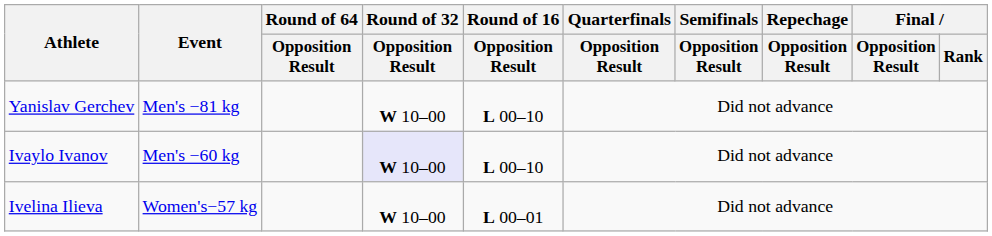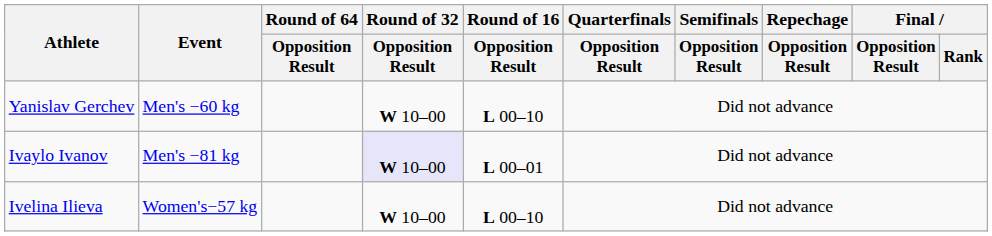(191, 106) Men's −81 kg -> (191, 106) Men's −60 kg
(191, 156) Men's −60 kg -> (191, 156) Men's −81 kg
(513, 167) L 00–10 -> (513, 167) L 00–01
(513, 217) L 00–01 -> (513, 217) L 00–10
